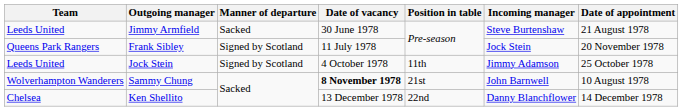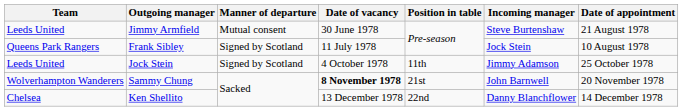(235, 30) Sacked -> (253, 30) Mutual consent
(622, 47) 20 November 1978 -> (615, 47) 10 August 1978
(615, 81) 10 August 1978 -> (622, 81) 20 November 1978
